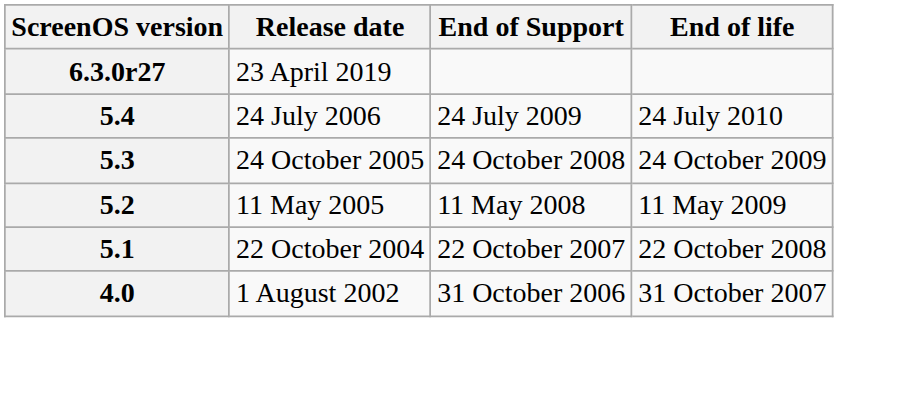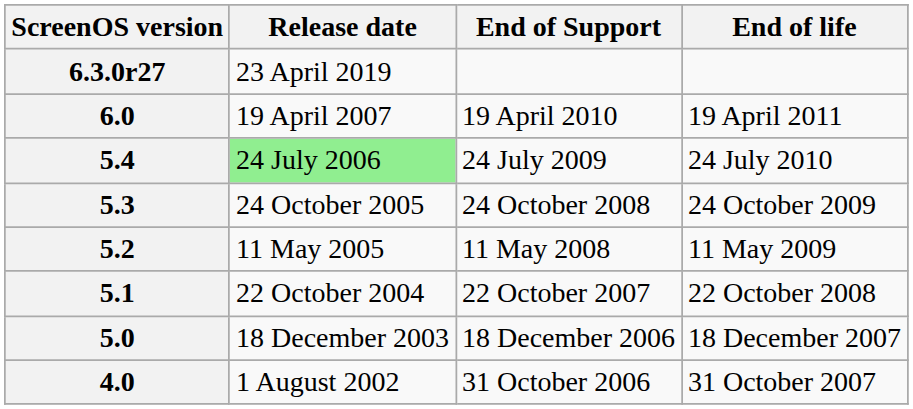+ row: (117, 115)
(308, 115) no background -> (308, 159) lightgreen background
+ row: (117, 337)
